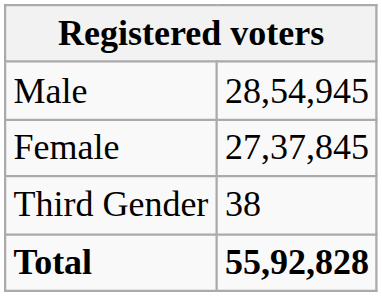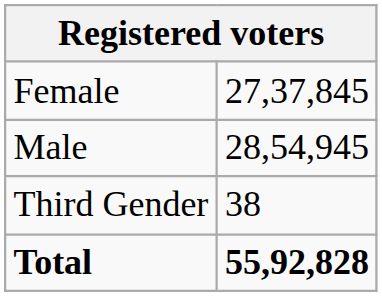rows swapped: (50, 90) <-> (66, 147)
